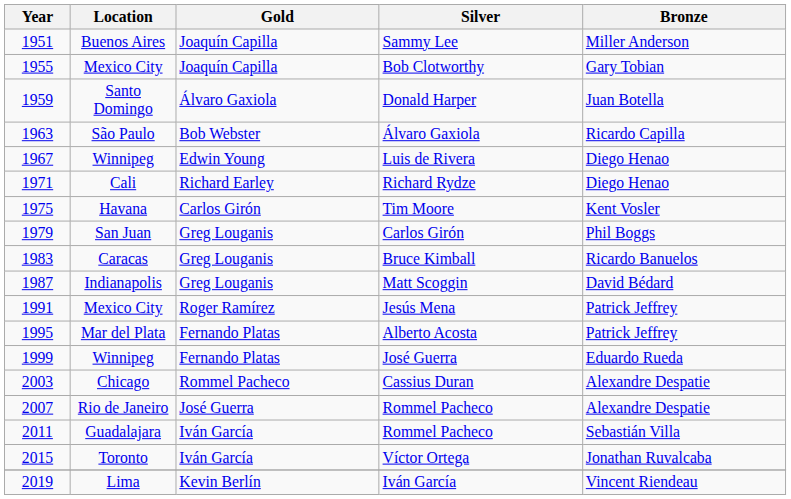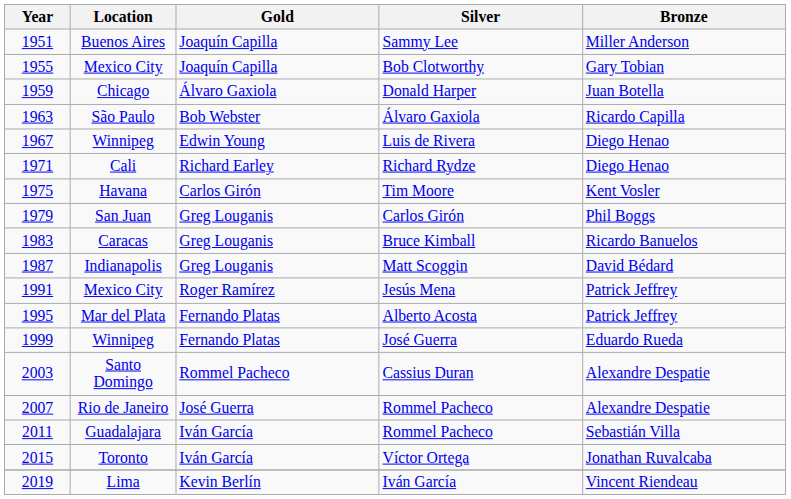(123, 100) Santo Domingo -> (123, 91) Chicago
(123, 382) Chicago -> (123, 373) Santo Domingo
